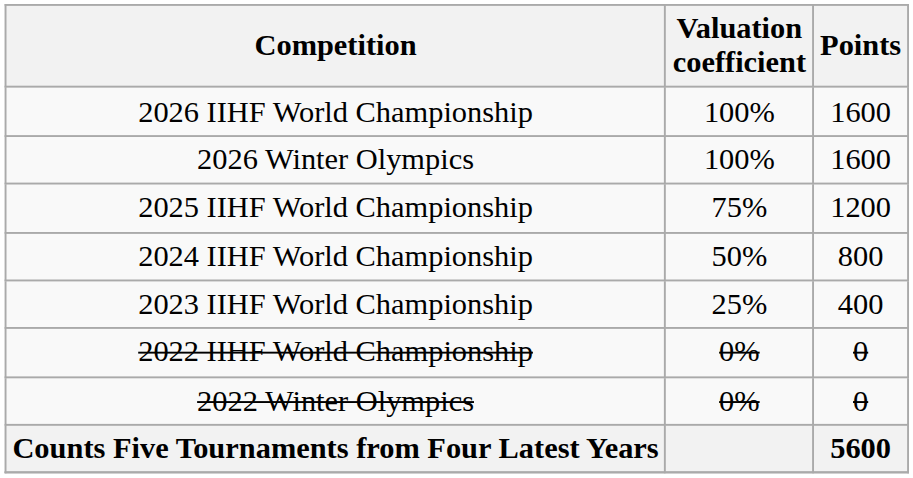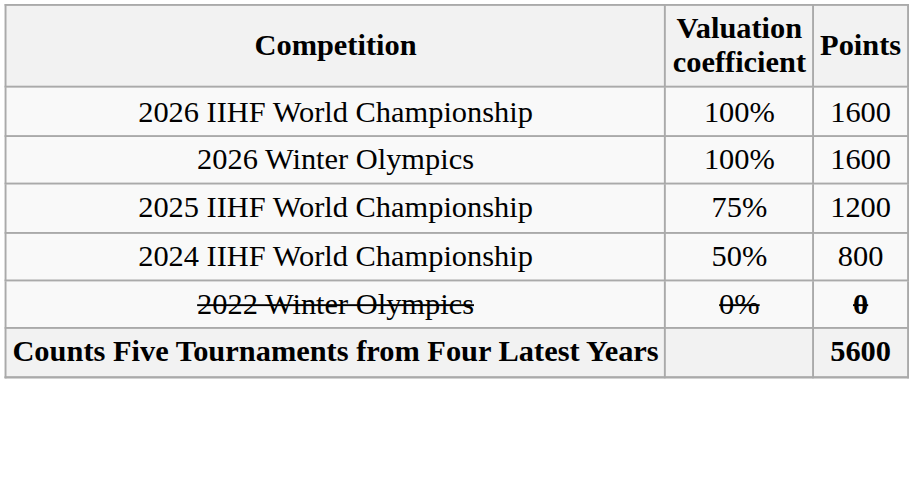- row: (336, 303)
- row: (336, 352)
(861, 400) normal -> (861, 303) bold
